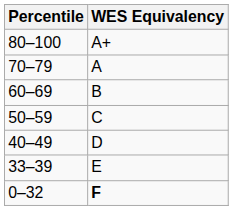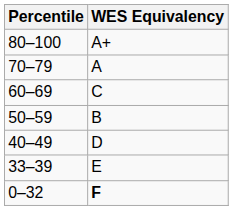(96, 92) B -> (97, 92) C
(97, 117) C -> (96, 117) B
